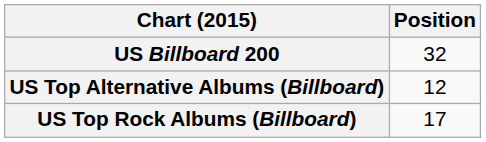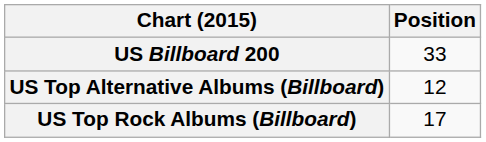(435, 53) 32 -> (435, 53) 33
